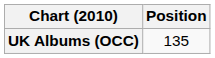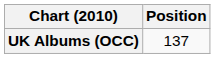(176, 41) 135 -> (176, 41) 137
